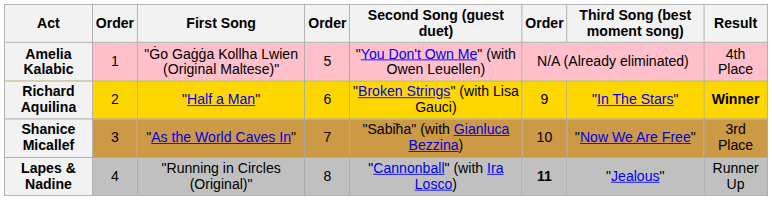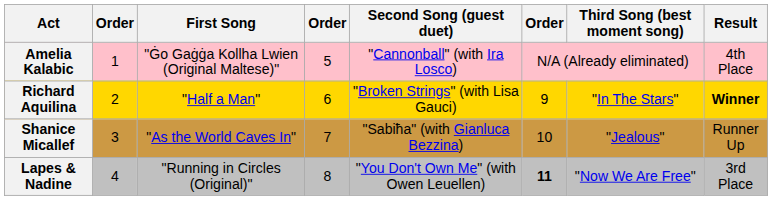(436, 61) "You Don't Own Me" (with Owen Leuellen) -> (436, 61) "Cannonball" (with Ira Losco)
(635, 138) "Now We Are Free" -> (635, 138) "Jealous"
(736, 138) 3rd Place -> (736, 138) Runner Up
(436, 176) "Cannonball" (with Ira Losco) -> (436, 176) "You Don't Own Me" (with Owen Leuellen)
(635, 176) "Jealous" -> (635, 176) "Now We Are Free"
(736, 176) Runner Up -> (736, 176) 3rd Place
